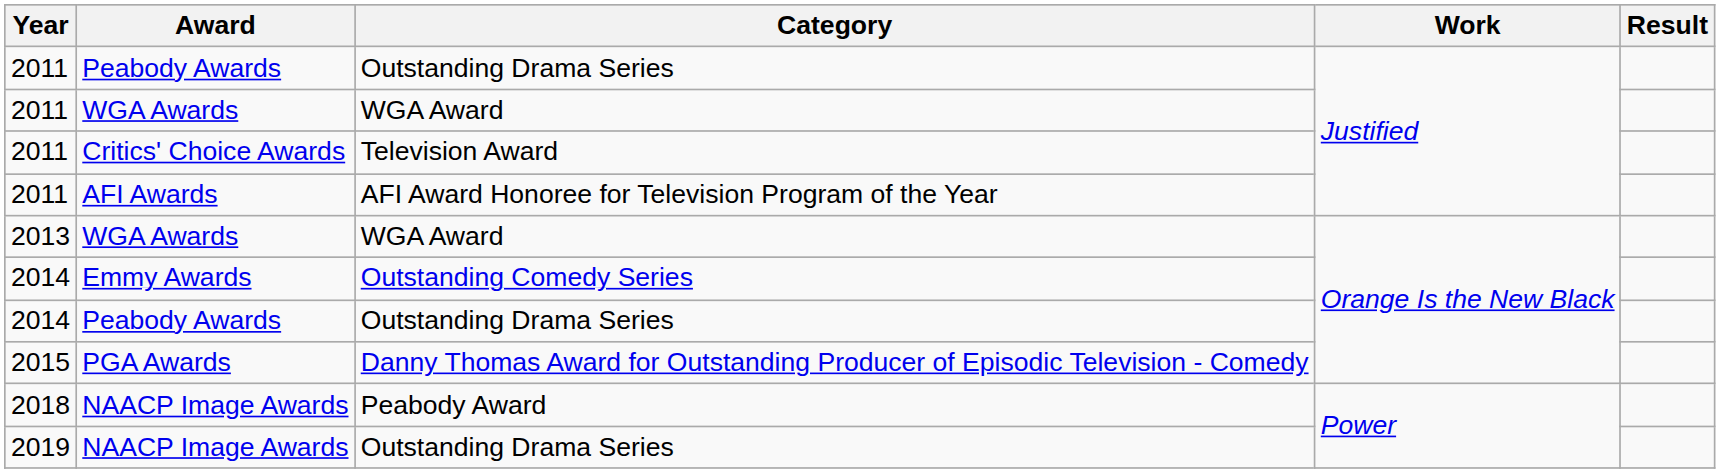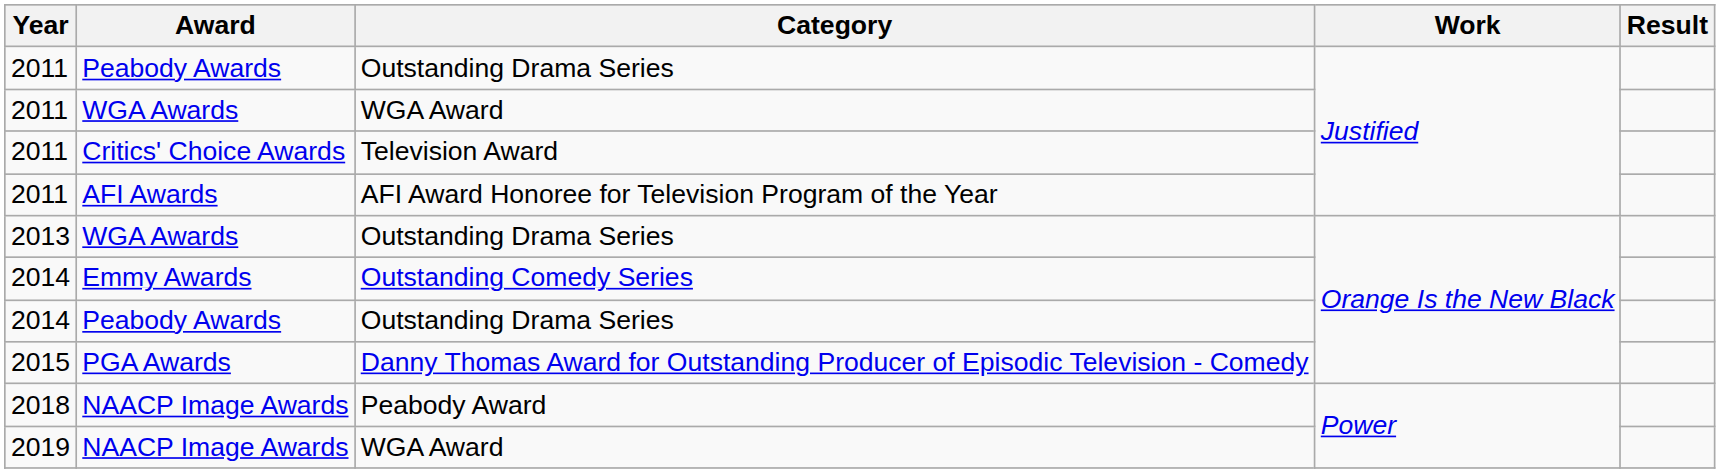(432, 236) WGA Award -> (517, 236) Outstanding Drama Series
(517, 446) Outstanding Drama Series -> (432, 446) WGA Award
